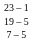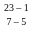- row: (16, 21)
